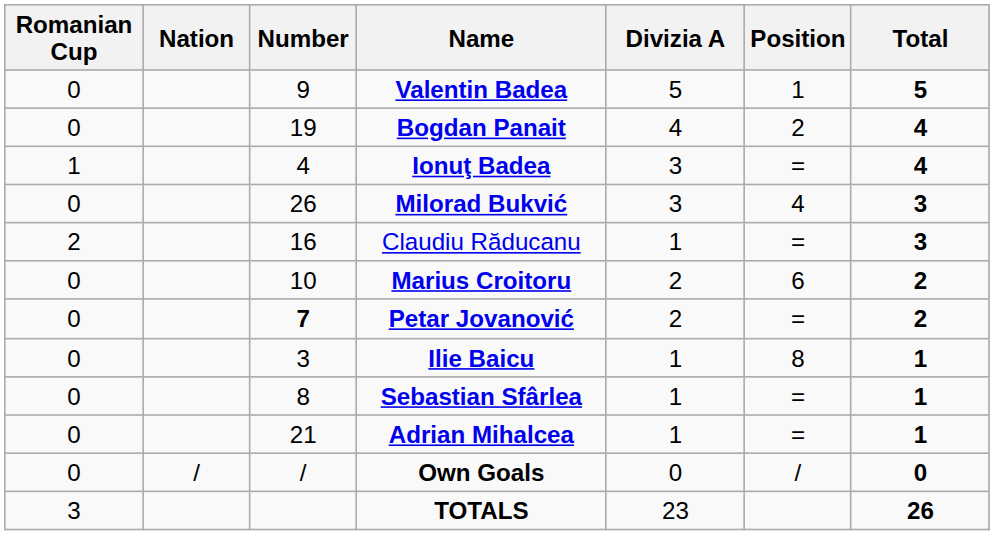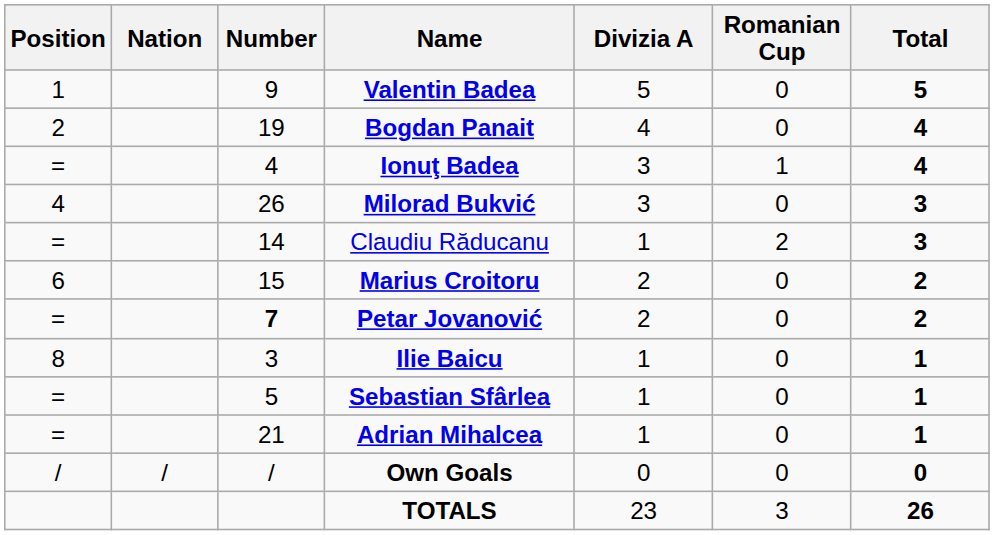columns swapped: (798, 38) <-> (74, 38)
(303, 242) 16 -> (271, 242) 14
(303, 281) 10 -> (271, 281) 15
(303, 395) 8 -> (271, 395) 5
